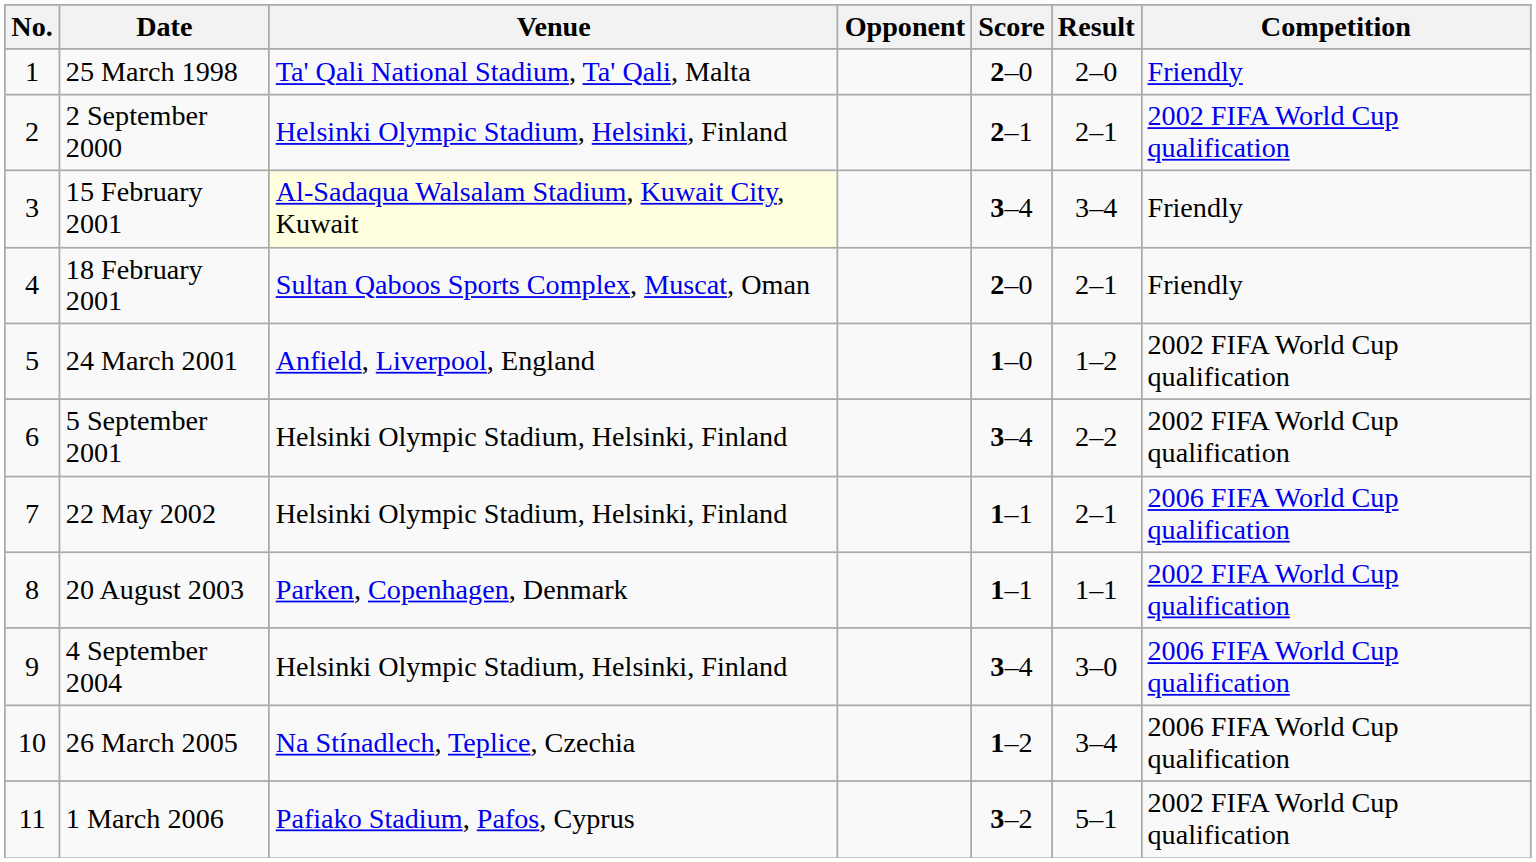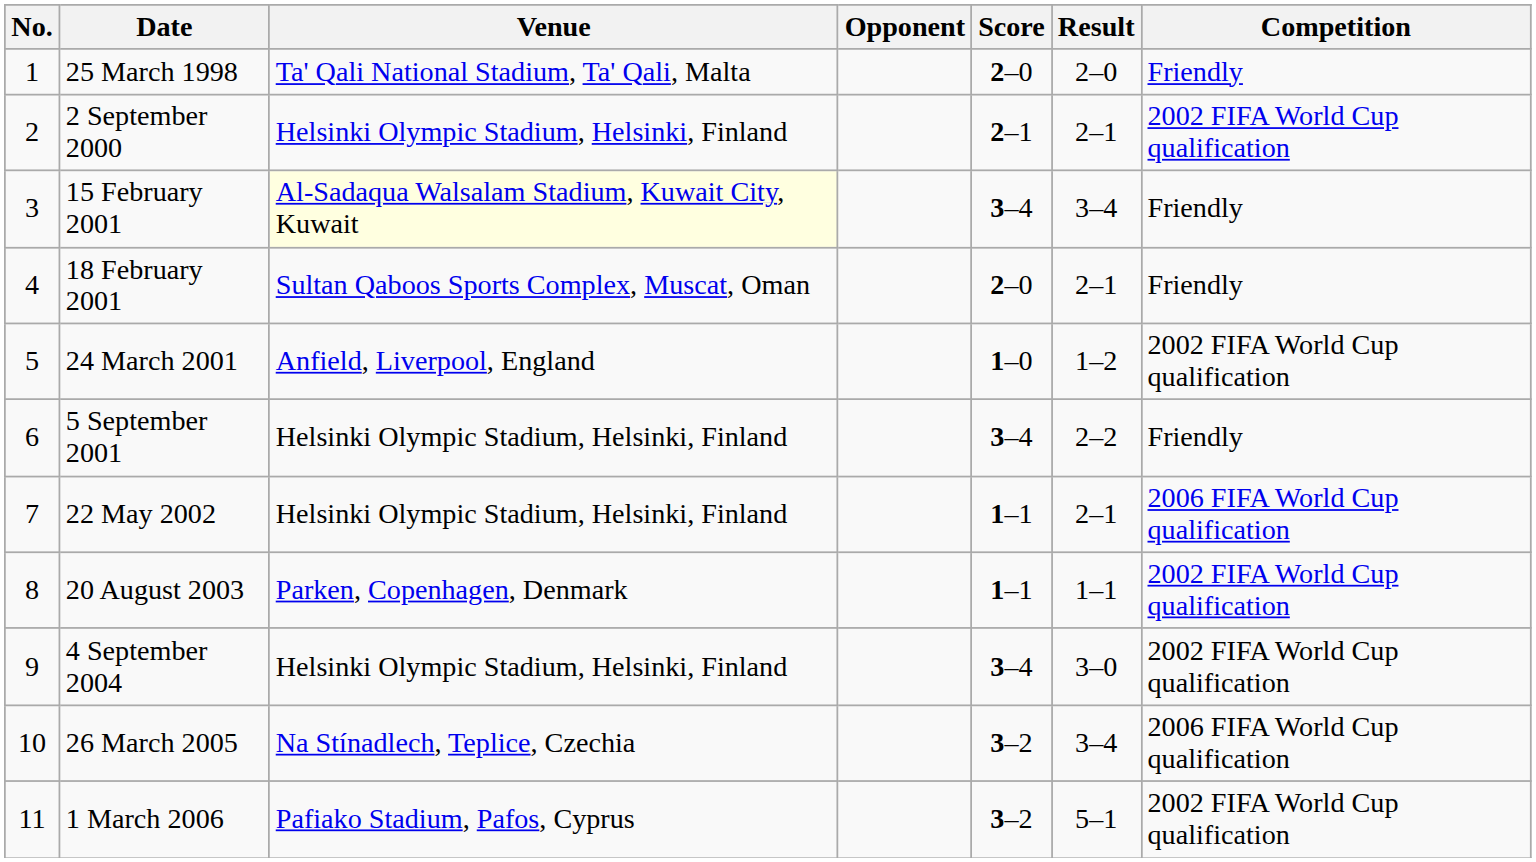(1273, 437) 2002 FIFA World Cup qualification -> (1195, 437) Friendly
(1273, 666) 2006 FIFA World Cup qualification -> (1273, 666) 2002 FIFA World Cup qualification
(1011, 742) 1–2 -> (1011, 742) 3–2
